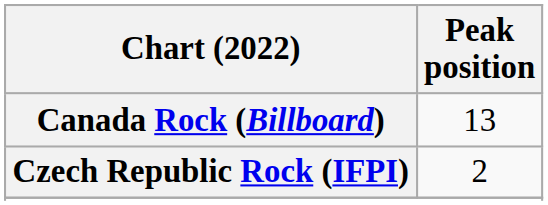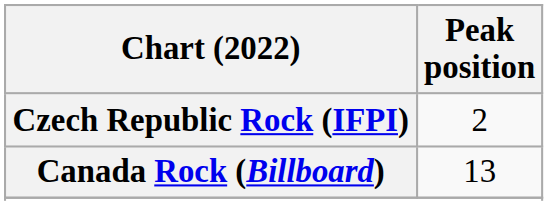rows swapped: (211, 119) <-> (211, 171)
